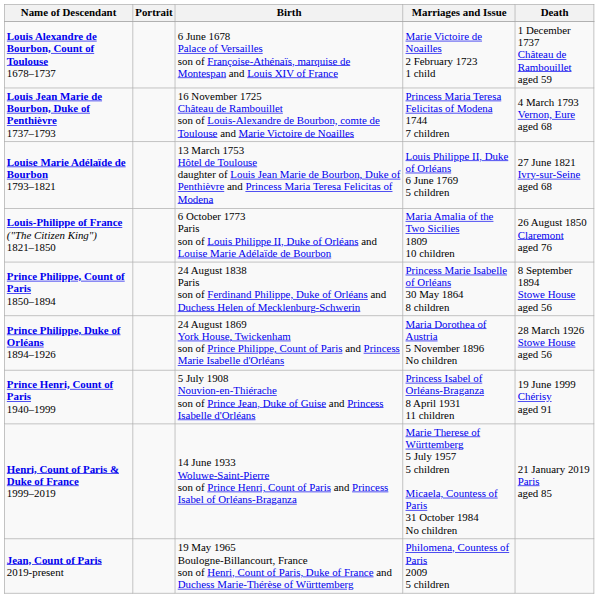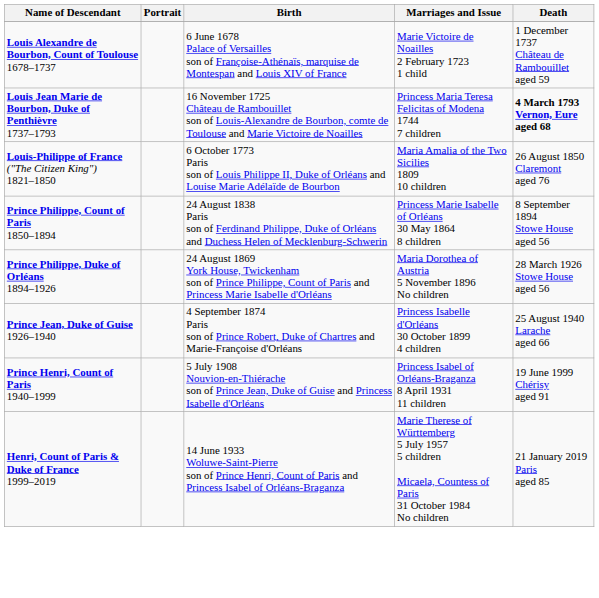(548, 114) normal -> (547, 114) bold
- row: (66, 175)
+ row: (70, 330)
- row: (54, 566)
